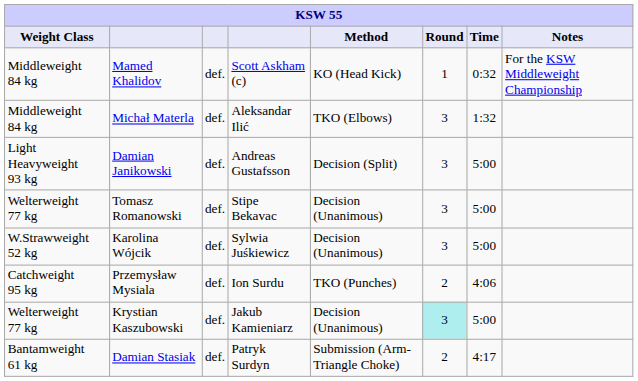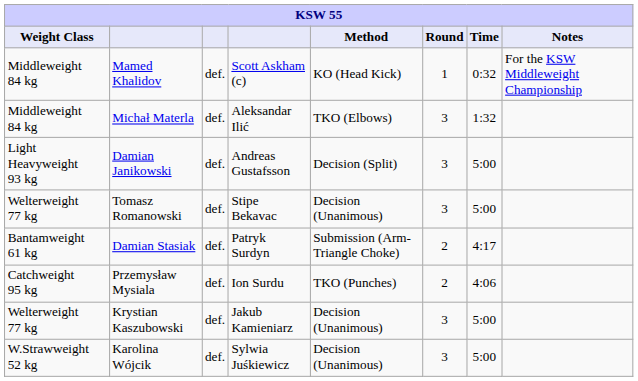rows swapped: (154, 357) <-> (135, 245)
(444, 320) paleturquoise background -> (444, 320) no background
